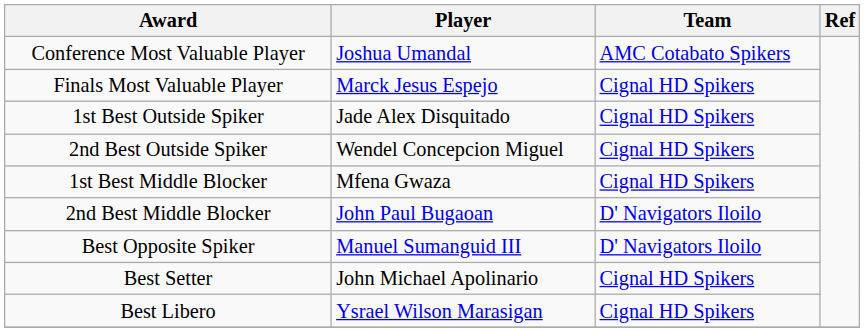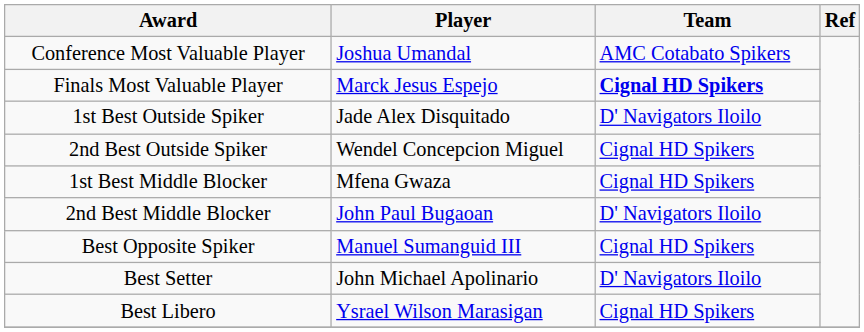(677, 85) normal -> (681, 85) bold
(677, 117) Cignal HD Spikers -> (680, 117) D' Navigators Iloilo
(680, 246) D' Navigators Iloilo -> (677, 246) Cignal HD Spikers
(677, 278) Cignal HD Spikers -> (680, 278) D' Navigators Iloilo
